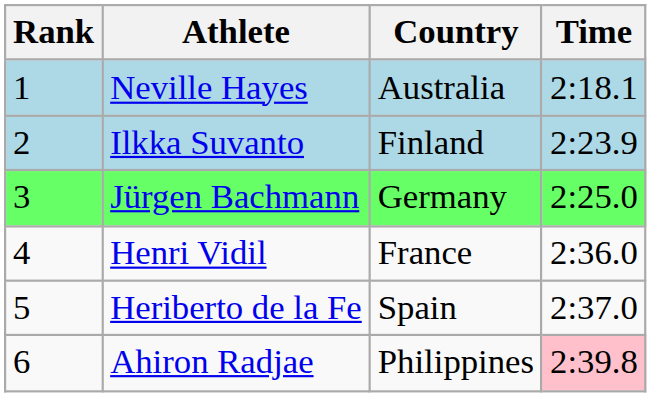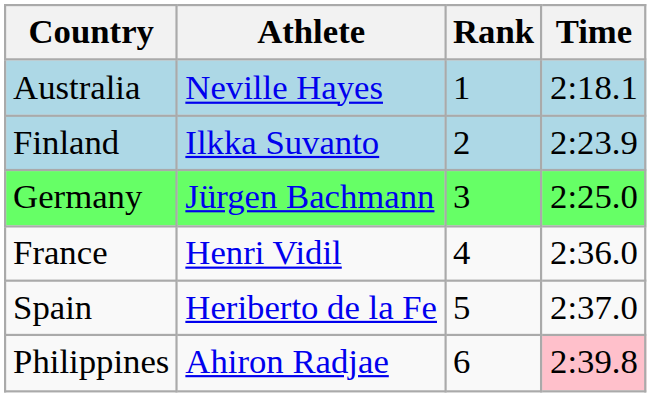columns swapped: (54, 32) <-> (456, 32)
